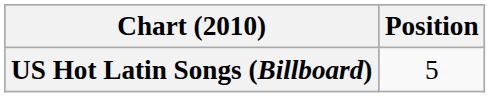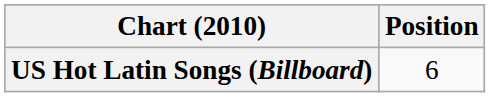(432, 69) 5 -> (432, 69) 6
